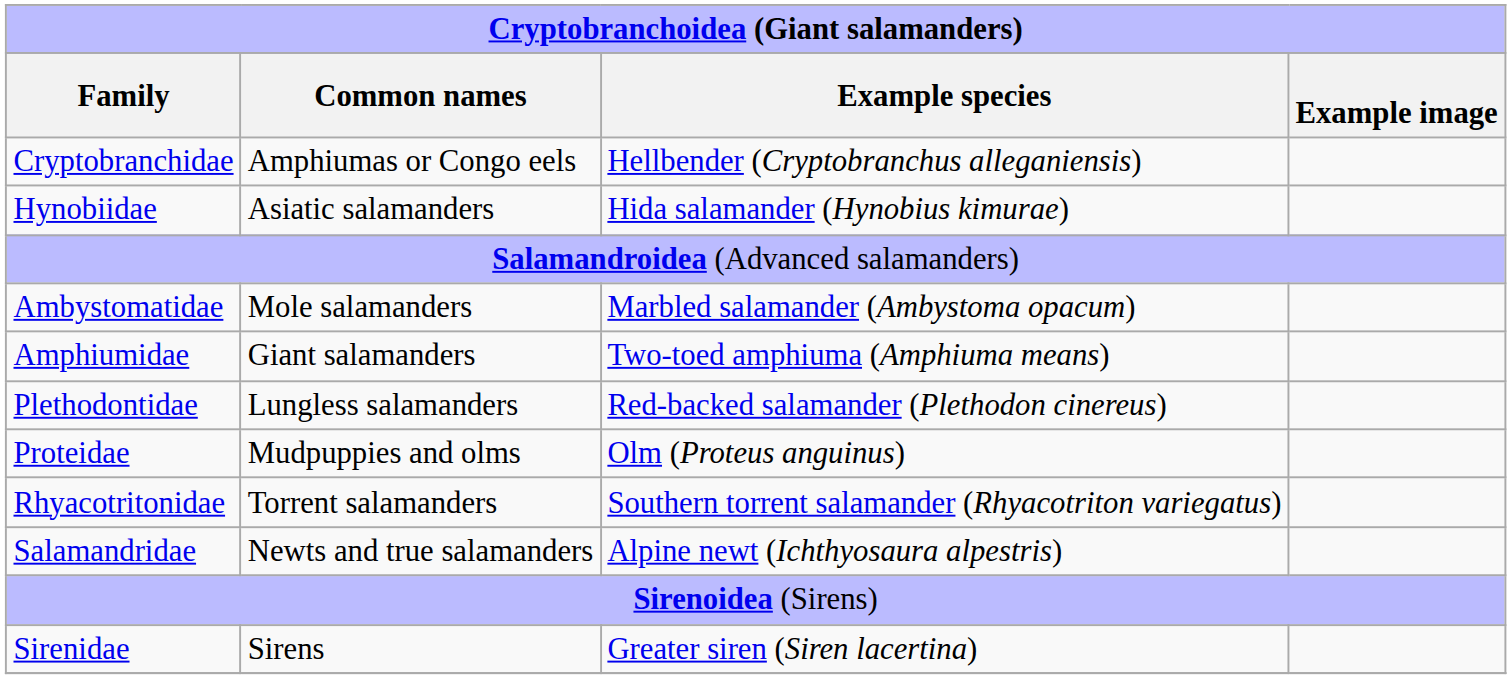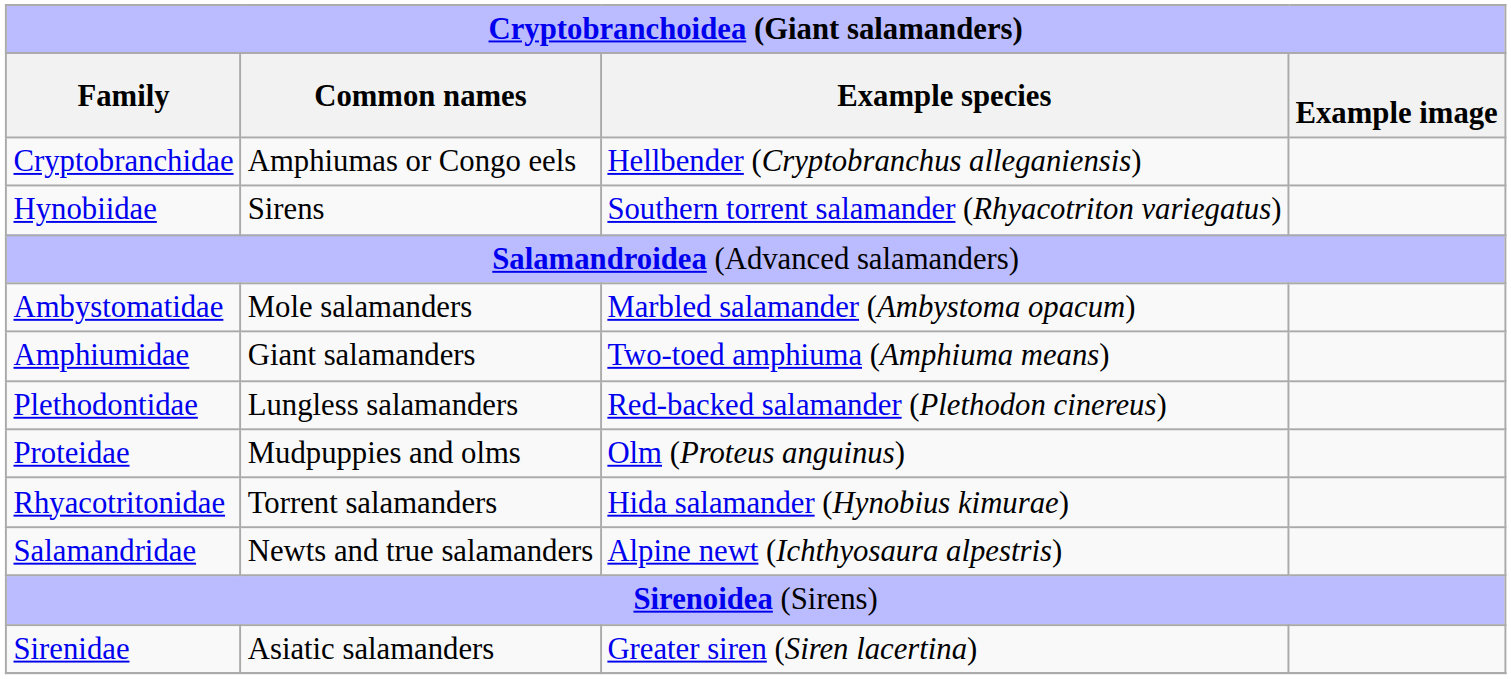(371, 209) Asiatic salamanders -> (286, 209) Sirens
(838, 209) Hida salamander (Hynobius kimurae) -> (944, 209) Southern torrent salamander (Rhyacotriton variegatus)
(944, 501) Southern torrent salamander (Rhyacotriton variegatus) -> (838, 501) Hida salamander (Hynobius kimurae)
(286, 648) Sirens -> (371, 648) Asiatic salamanders
